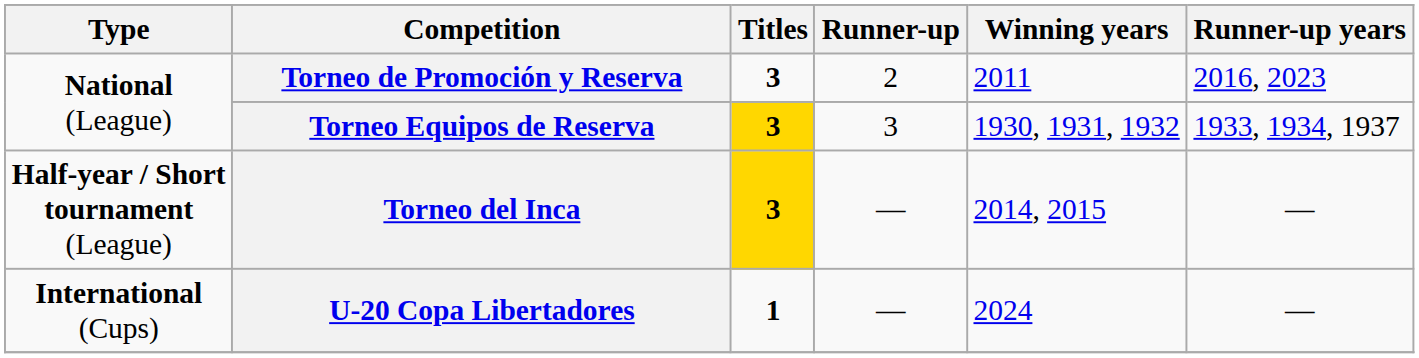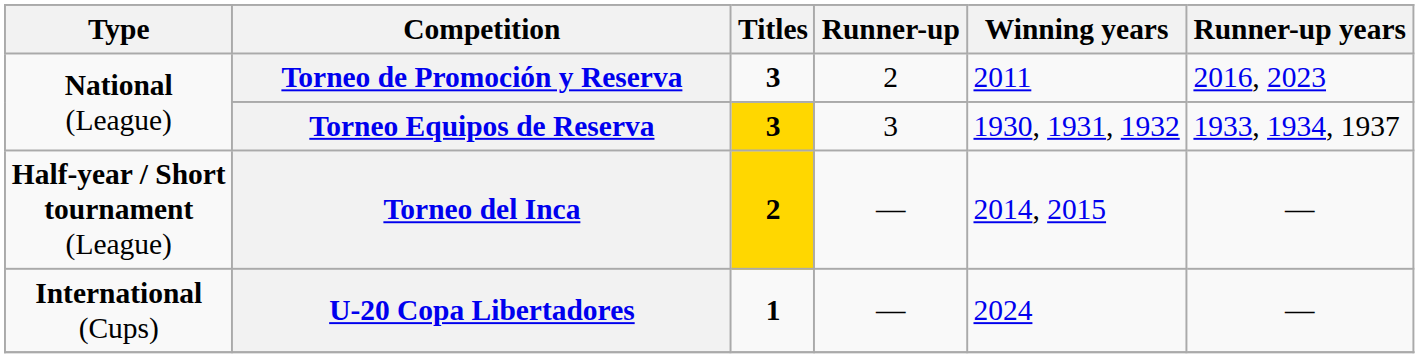(773, 209) 3 -> (773, 209) 2
